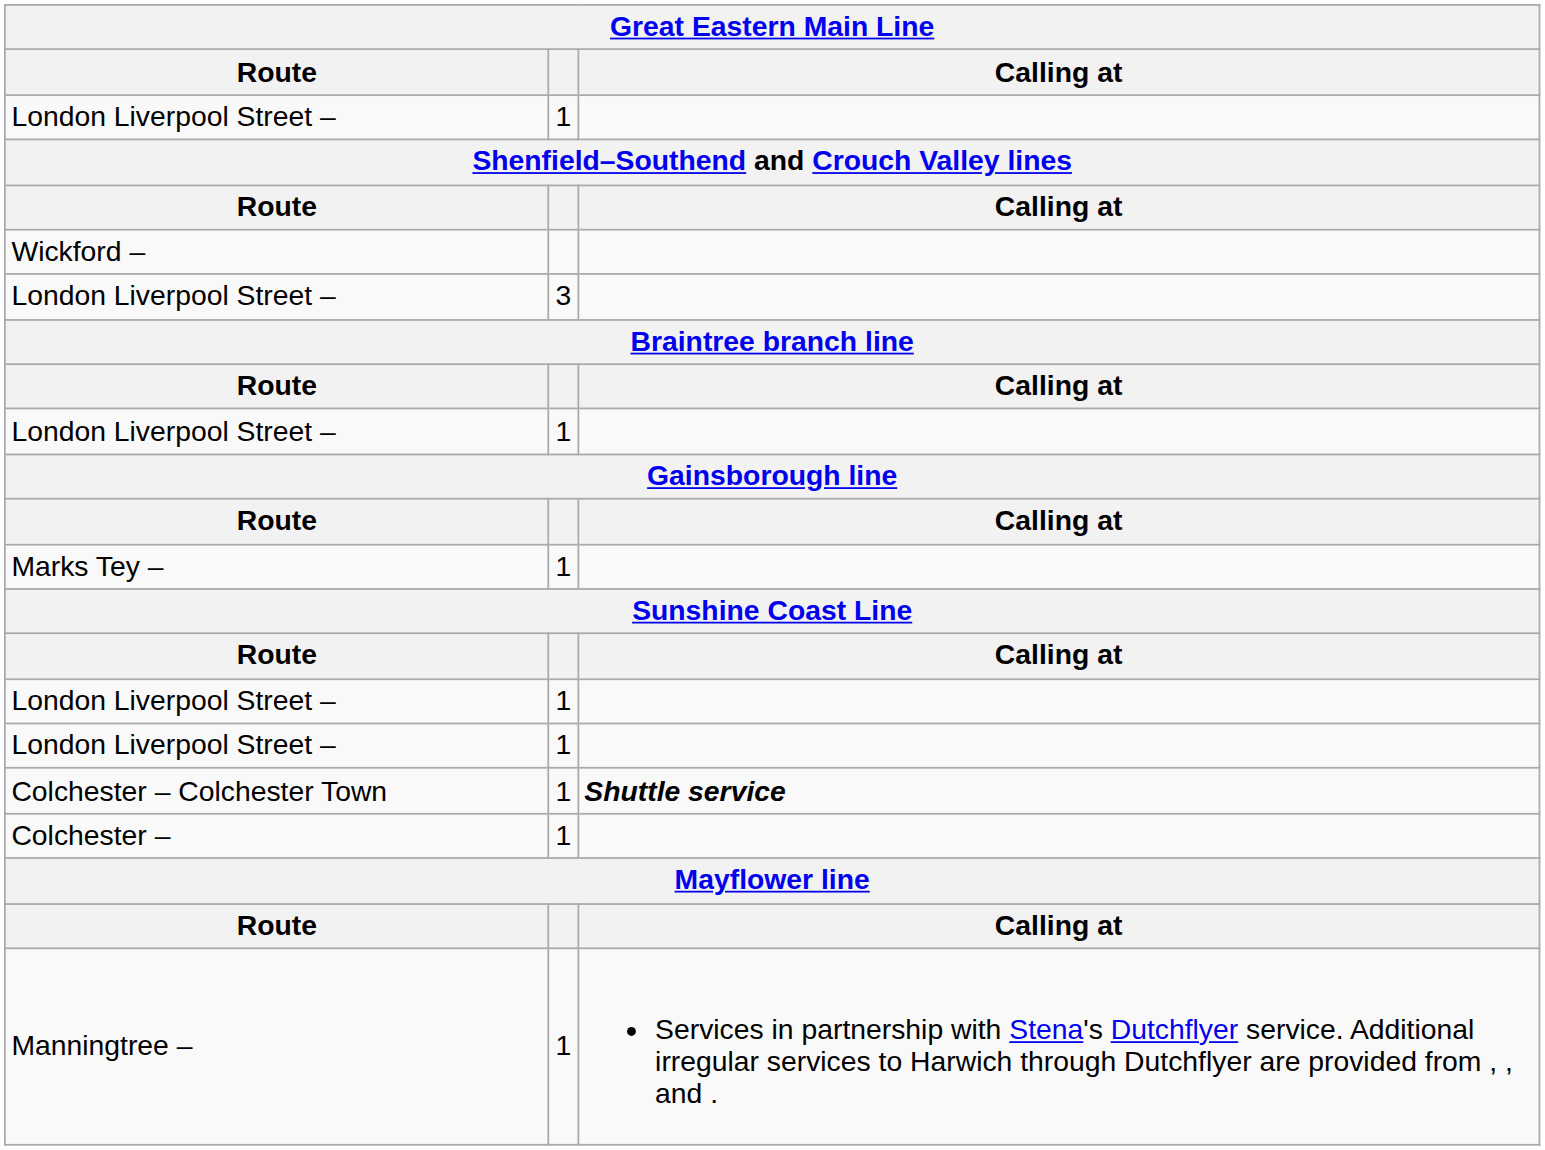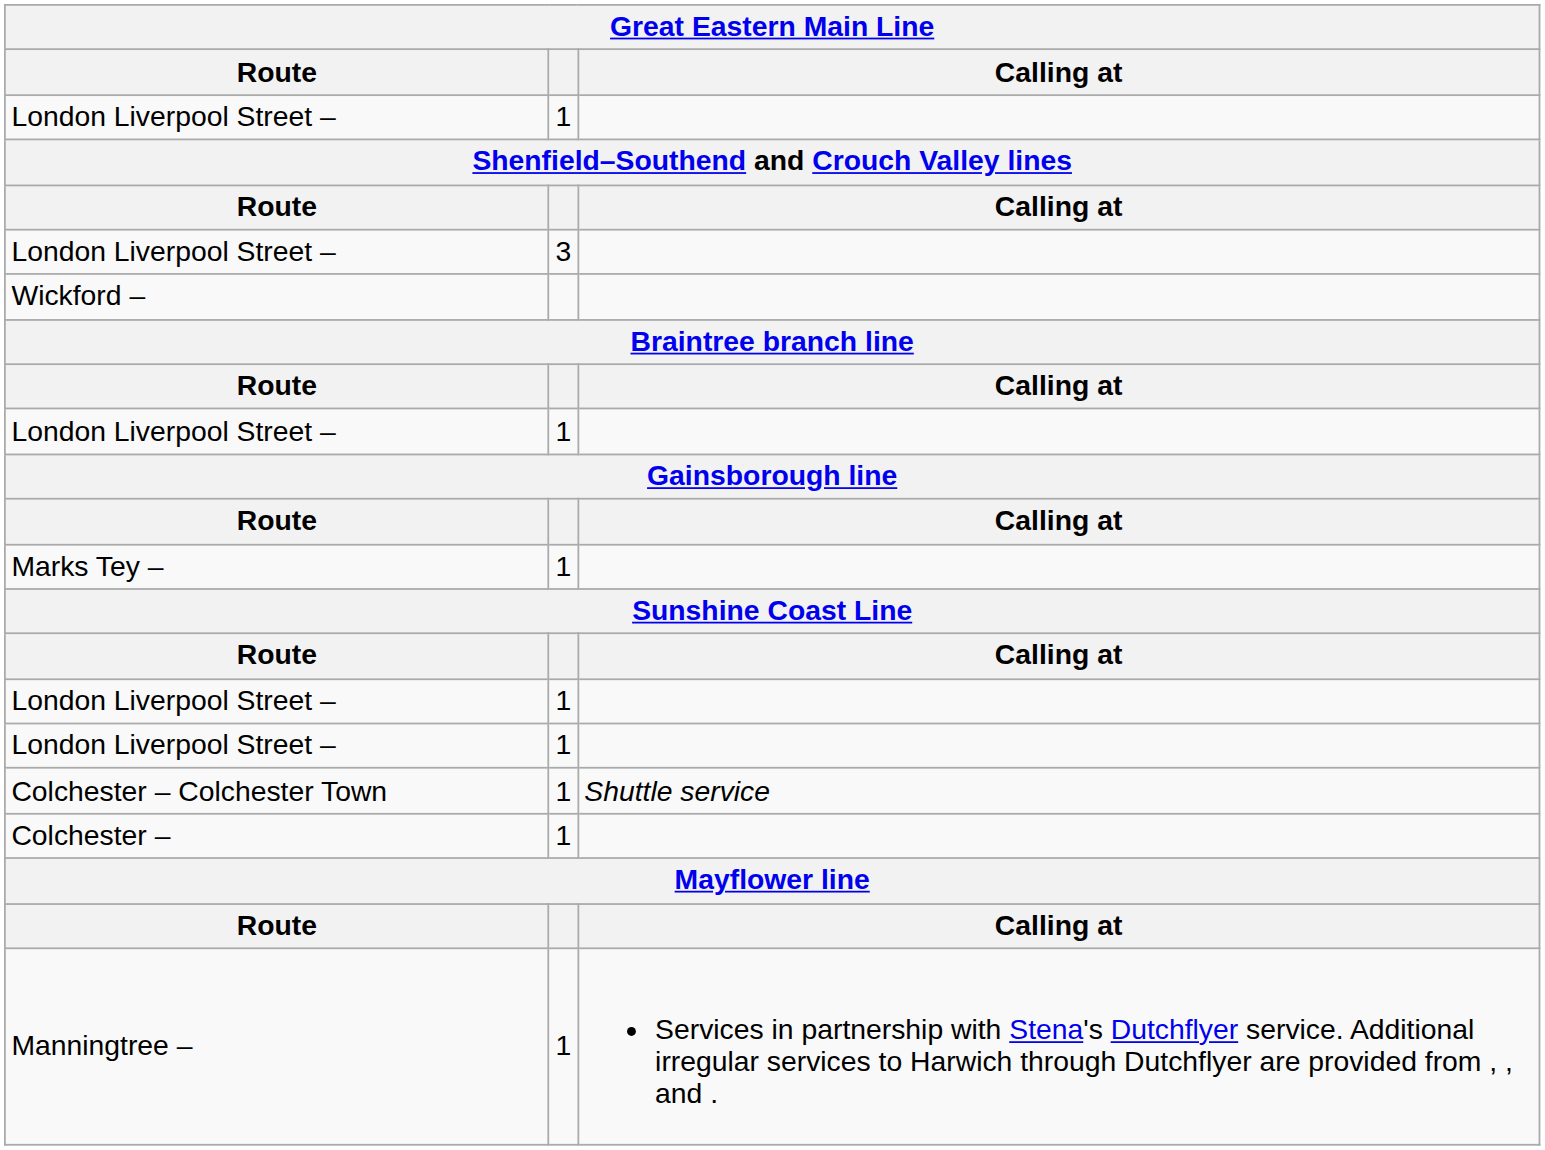rows swapped: (174, 296) <-> (78, 251)
(685, 790) bold -> (677, 790) normal
